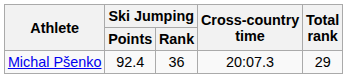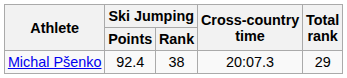(177, 62) 36 -> (177, 62) 38
